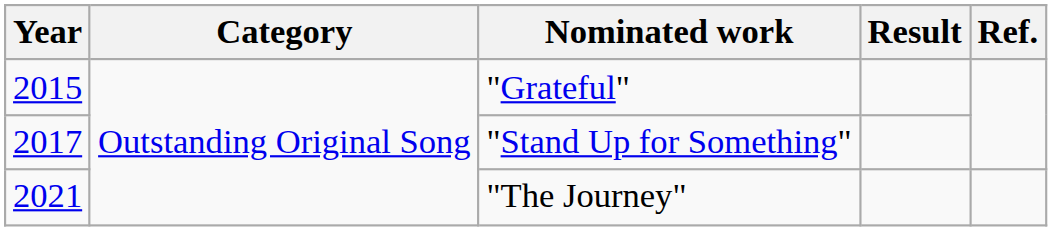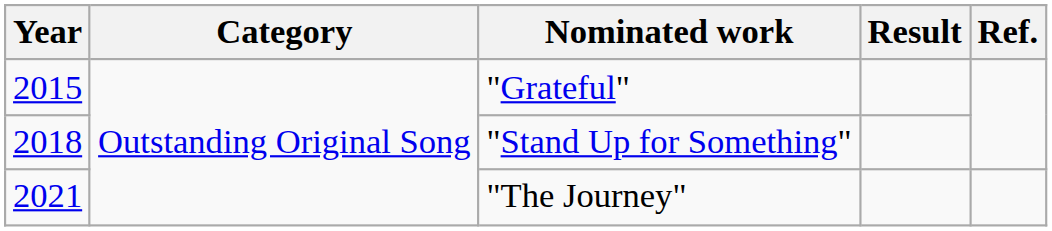(48, 141) 2017 -> (48, 141) 2018
